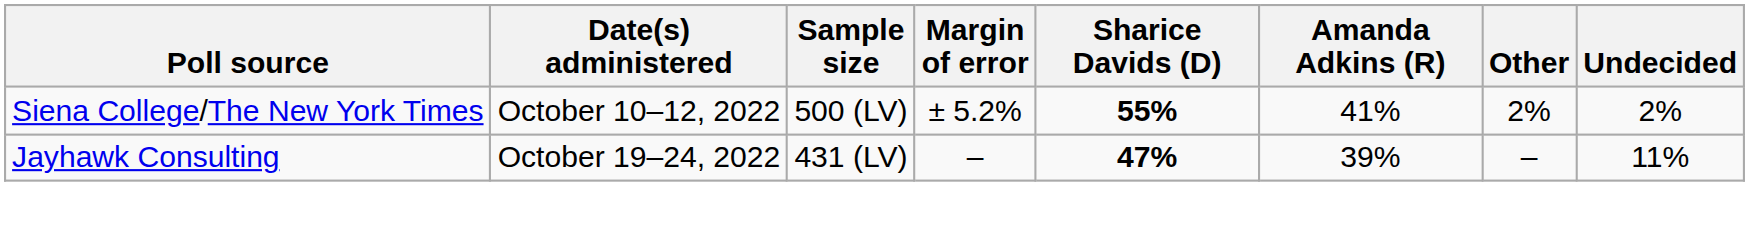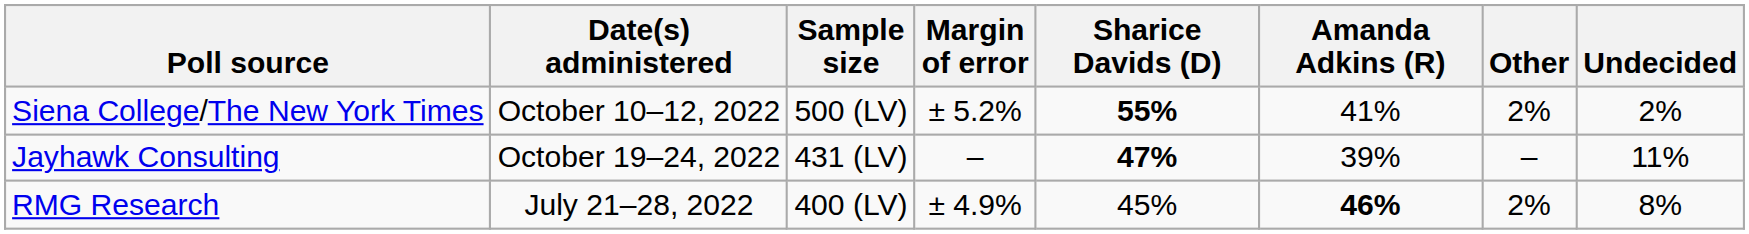+ row: (116, 205)
